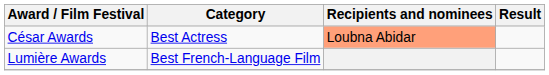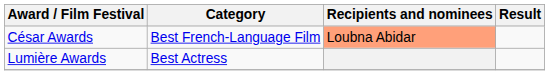(189, 37) Best Actress -> (235, 37) Best French-Language Film
(235, 59) Best French-Language Film -> (189, 59) Best Actress
